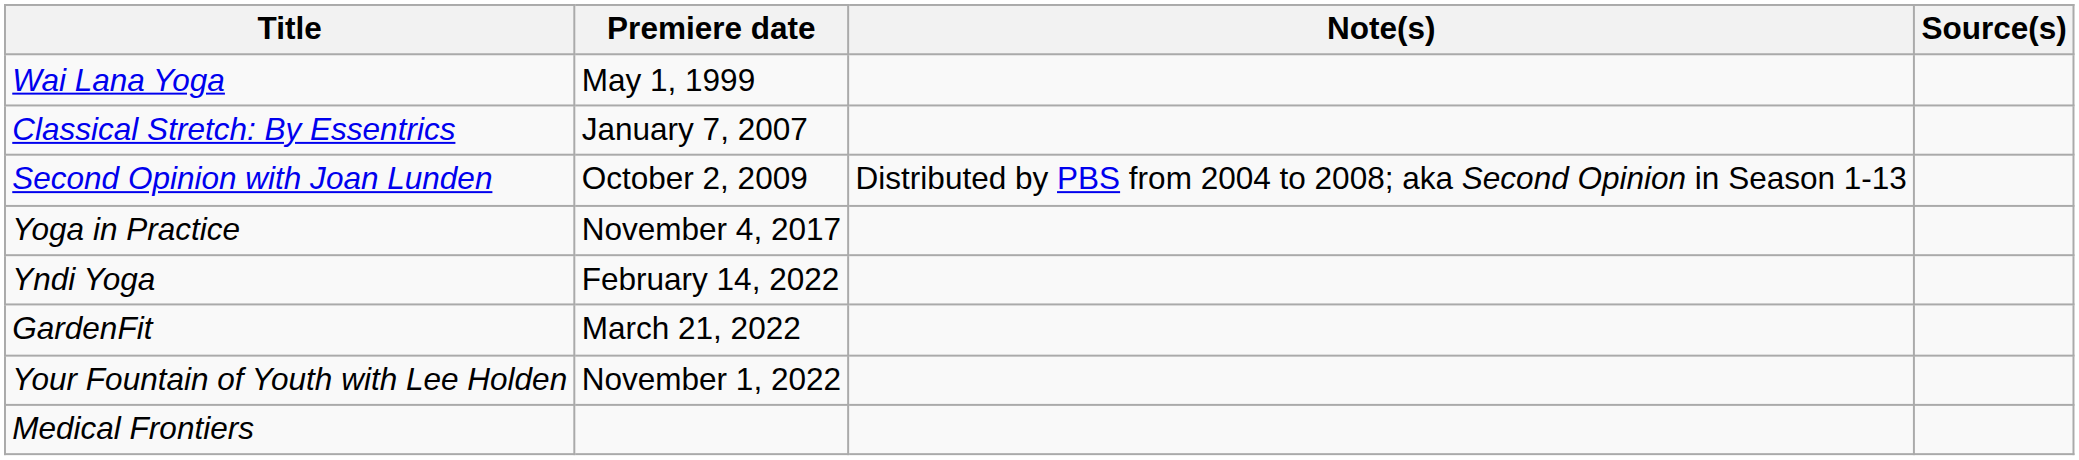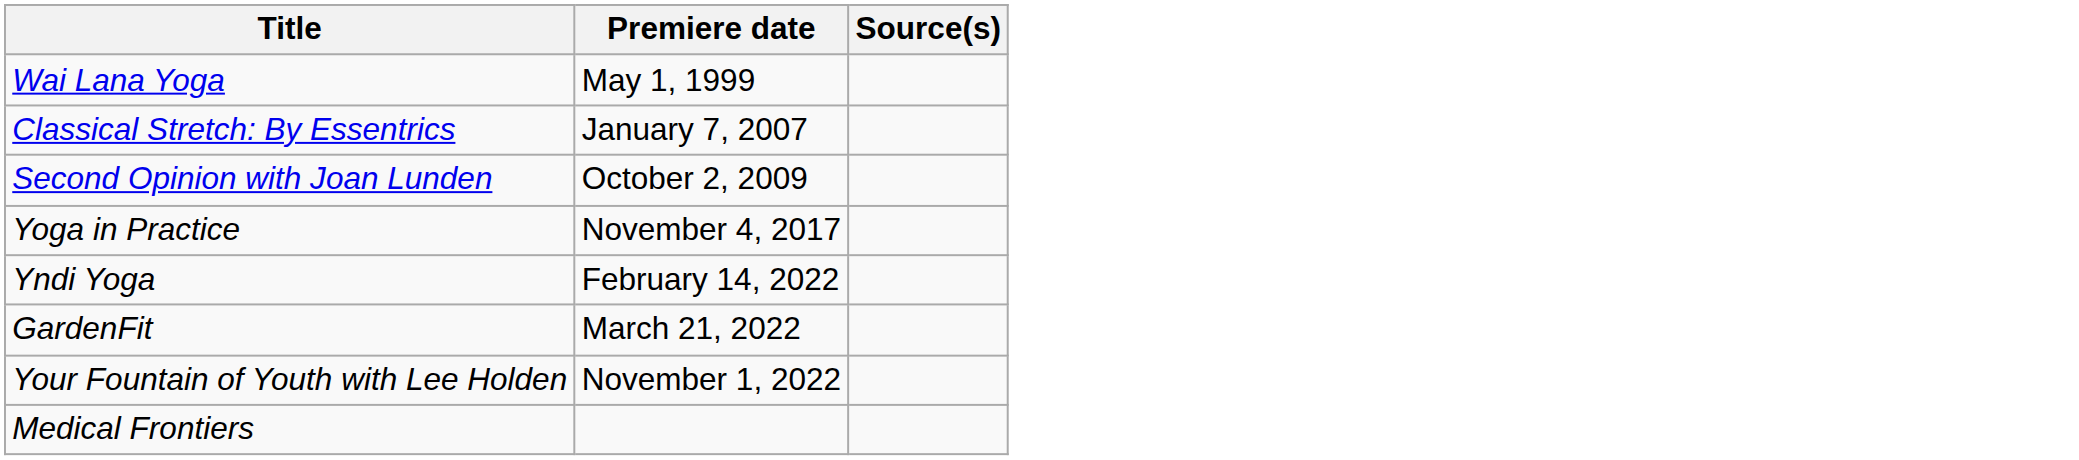- column: (1381, 29)
